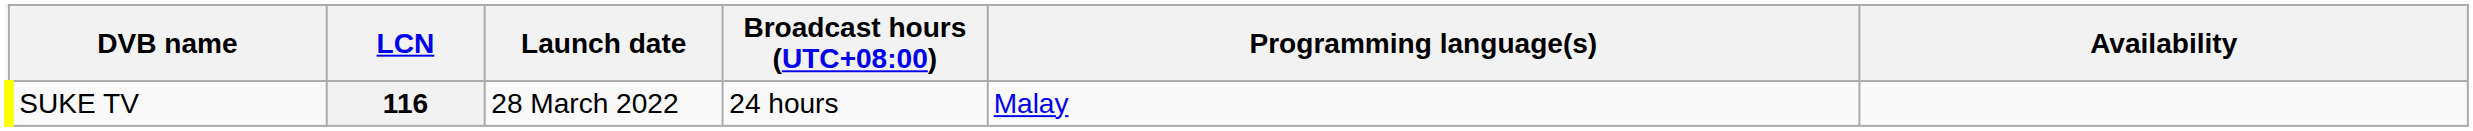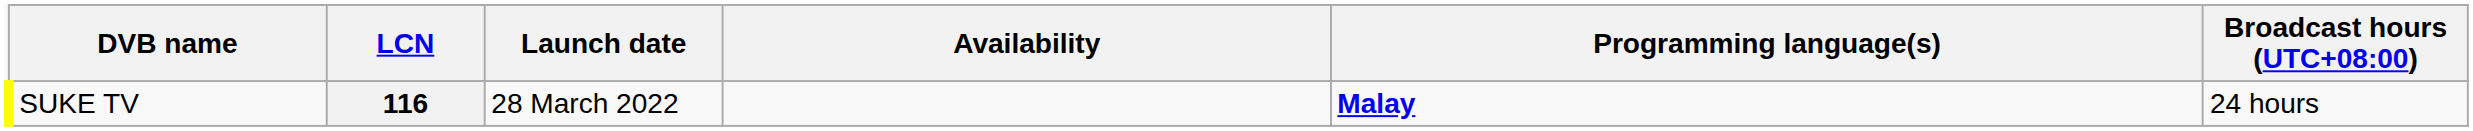columns swapped: (855, 43) <-> (2164, 43)
(1031, 103) normal -> (1376, 103) bold
